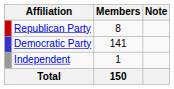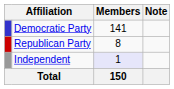rows swapped: (53, 44) <-> (52, 28)
(118, 60) no background -> (118, 60) lavender background
